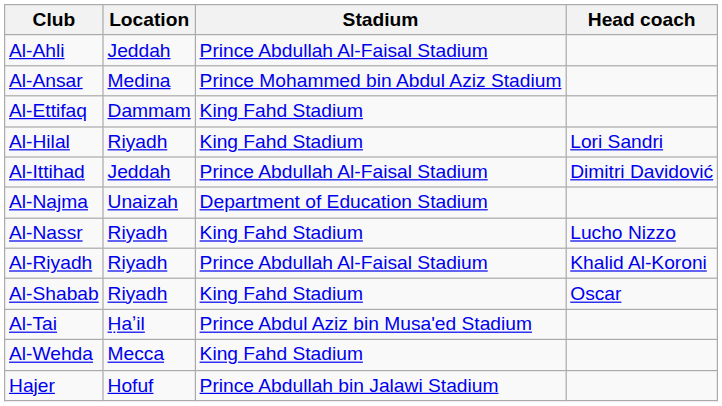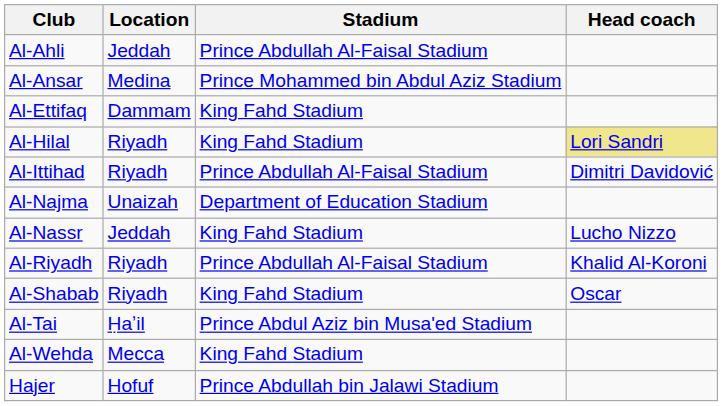(617, 141) no background -> (617, 141) khaki background
(139, 171) Jeddah -> (137, 171) Riyadh
(137, 232) Riyadh -> (139, 232) Jeddah
